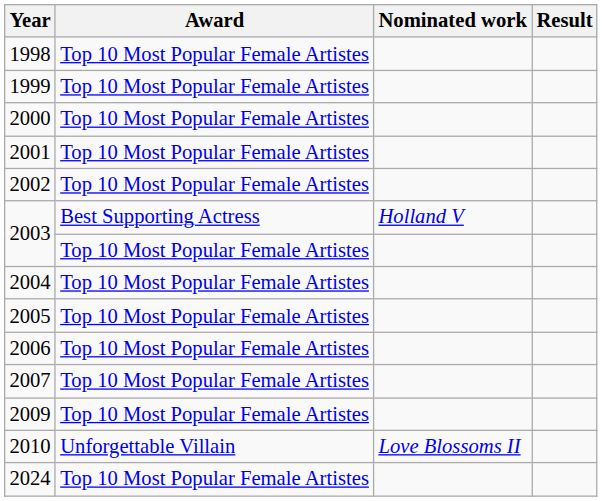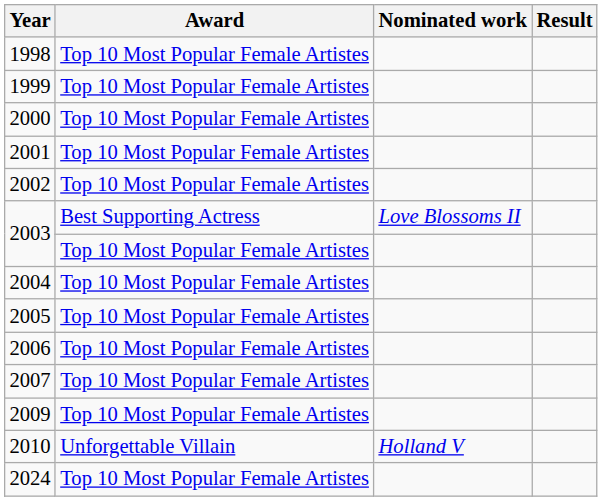(421, 217) Holland V -> (450, 217) Love Blossoms II
(450, 446) Love Blossoms II -> (421, 446) Holland V
